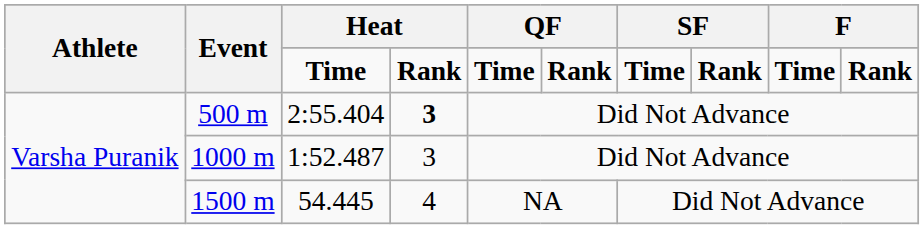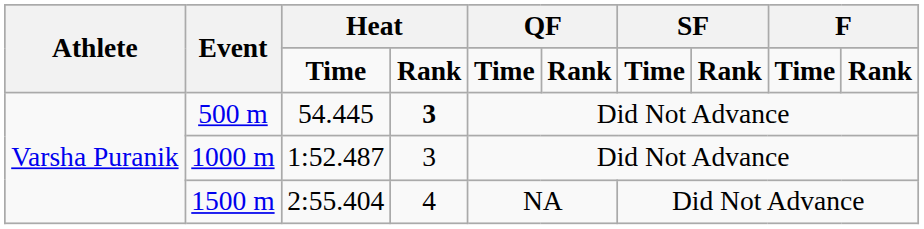(336, 113) 2:55.404 -> (336, 113) 54.445
(336, 200) 54.445 -> (336, 200) 2:55.404
